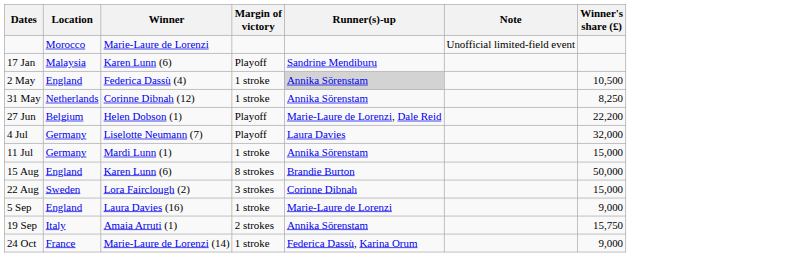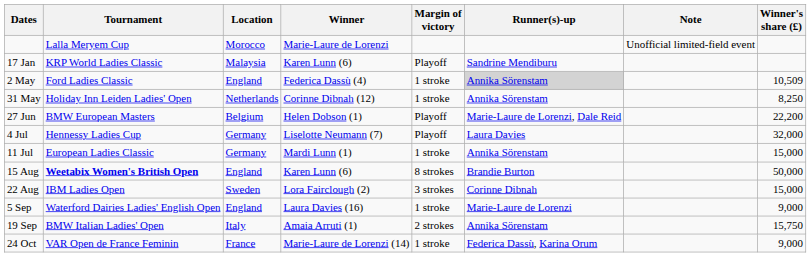+ column: (133, 20)
(608, 80) 10,500 -> (788, 80) 10,509
